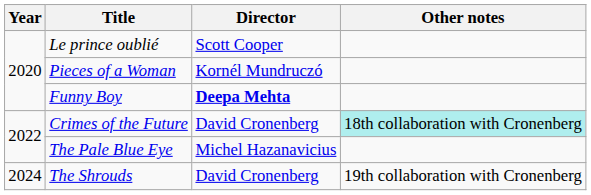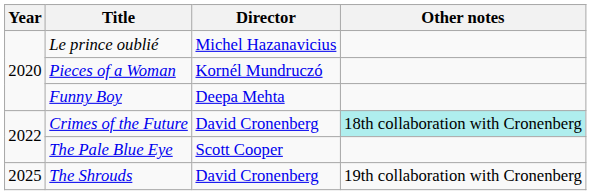(239, 44) Scott Cooper -> (266, 44) Michel Hazanavicius
(243, 96) bold -> (240, 96) normal
(266, 149) Michel Hazanavicius -> (239, 149) Scott Cooper
(25, 176) 2024 -> (25, 176) 2025
